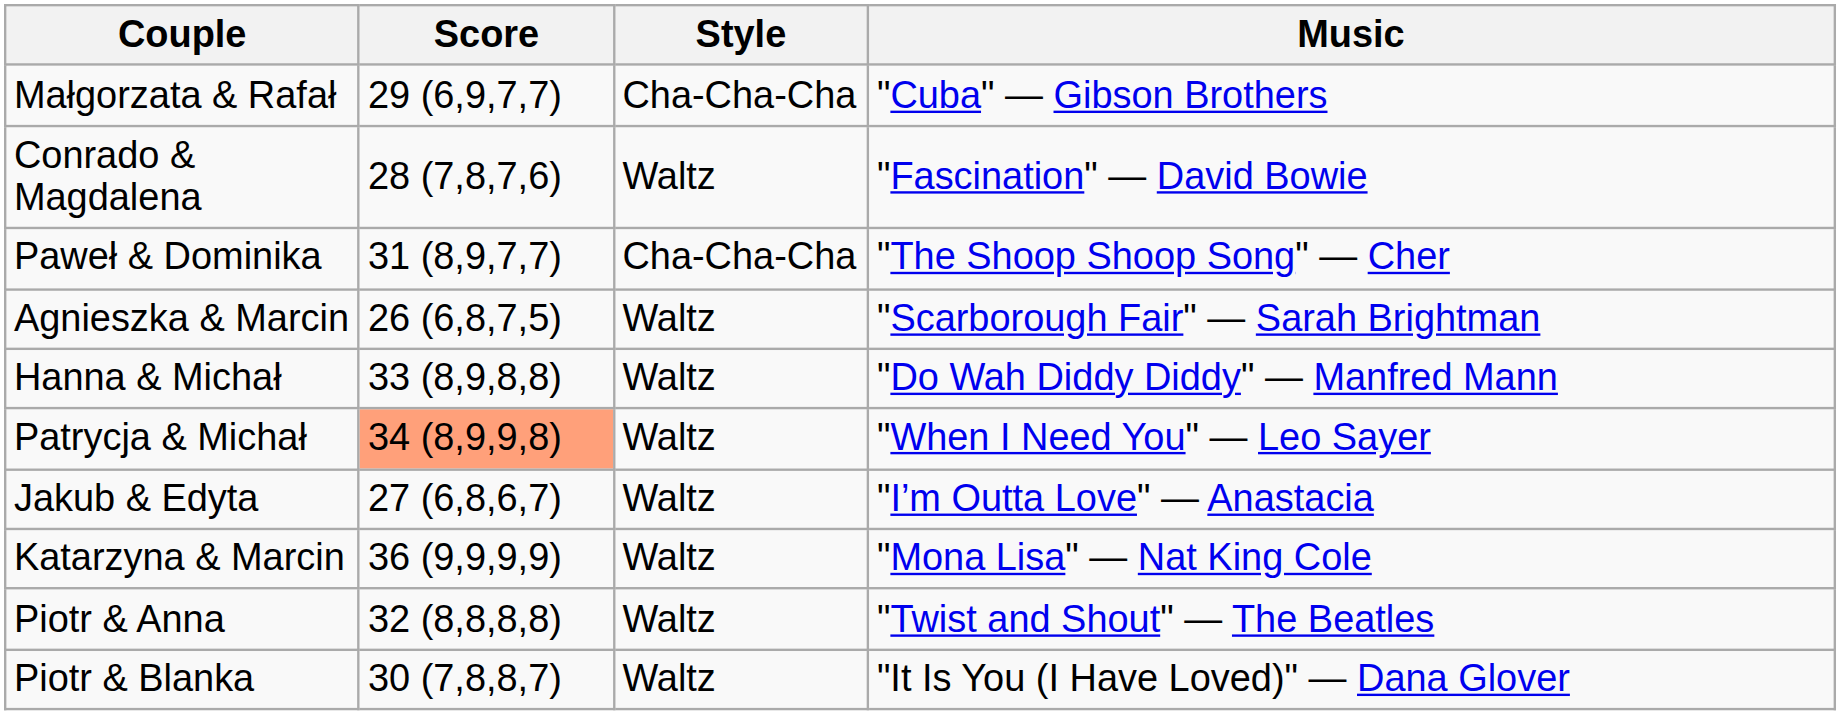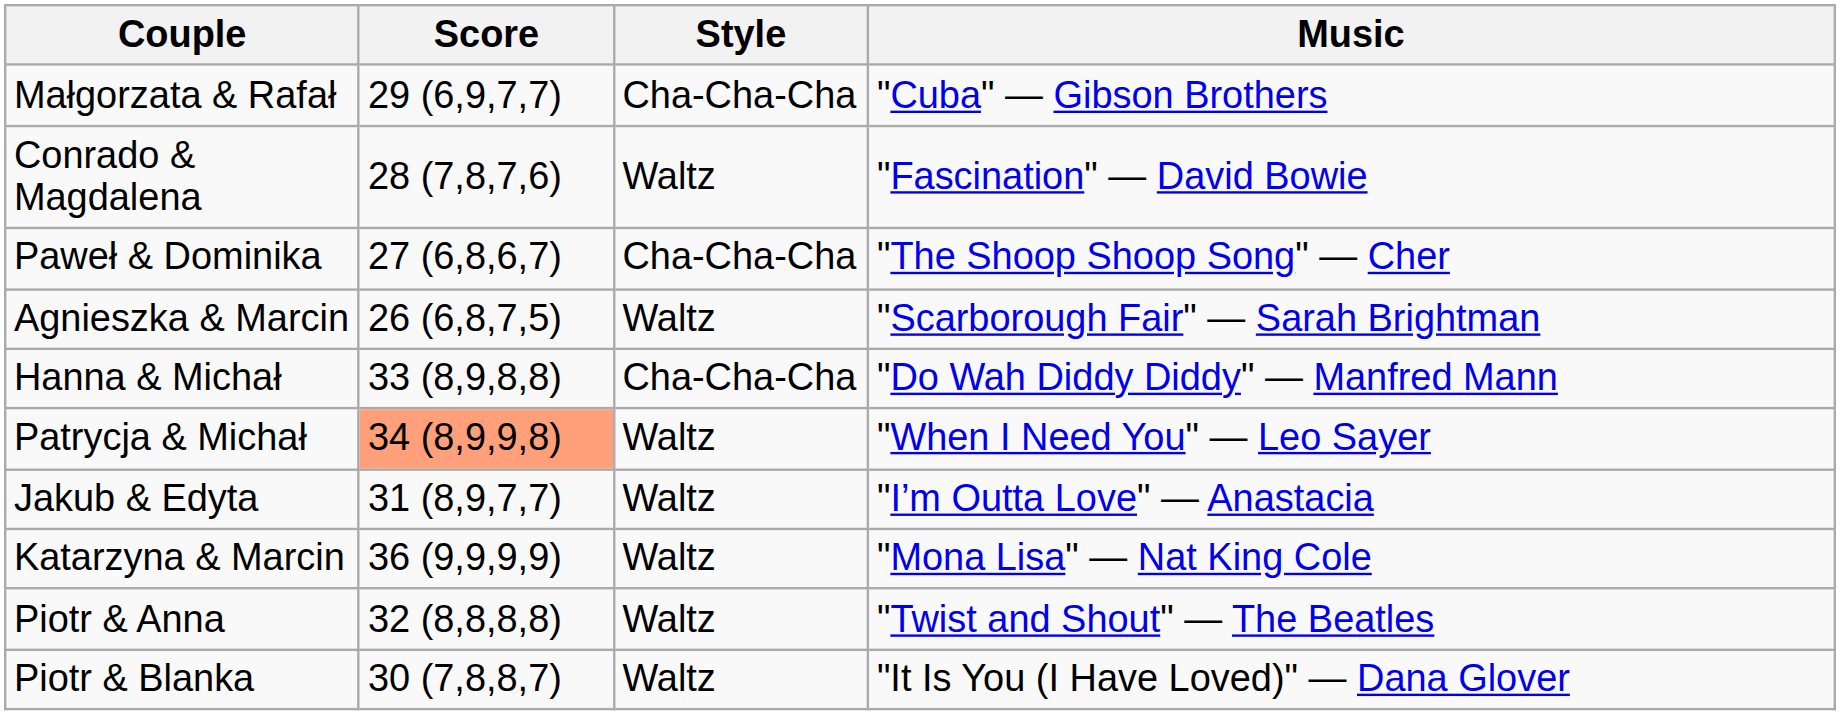(465, 257) 31 (8,9,7,7) -> (465, 257) 27 (6,8,6,7)
(669, 377) Waltz -> (739, 377) Cha-Cha-Cha
(465, 498) 27 (6,8,6,7) -> (465, 498) 31 (8,9,7,7)
